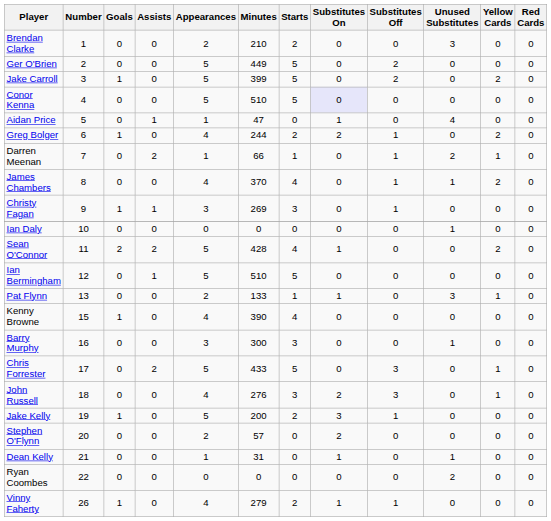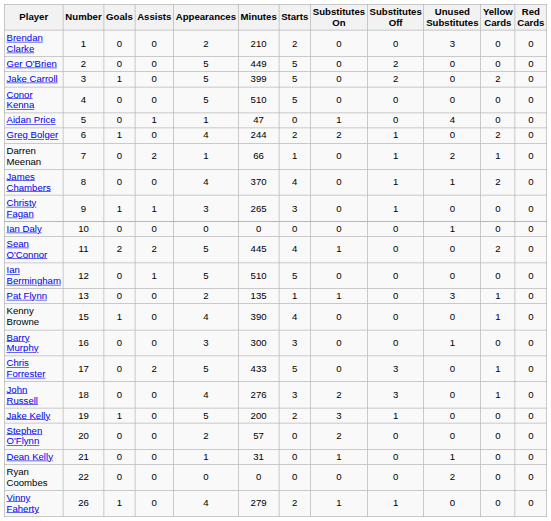(339, 100) lavender background -> (339, 100) no background
(259, 208) 269 -> (259, 208) 265
(259, 249) 428 -> (259, 249) 445
(259, 296) 133 -> (259, 296) 135
(498, 317) 0 -> (498, 317) 1
